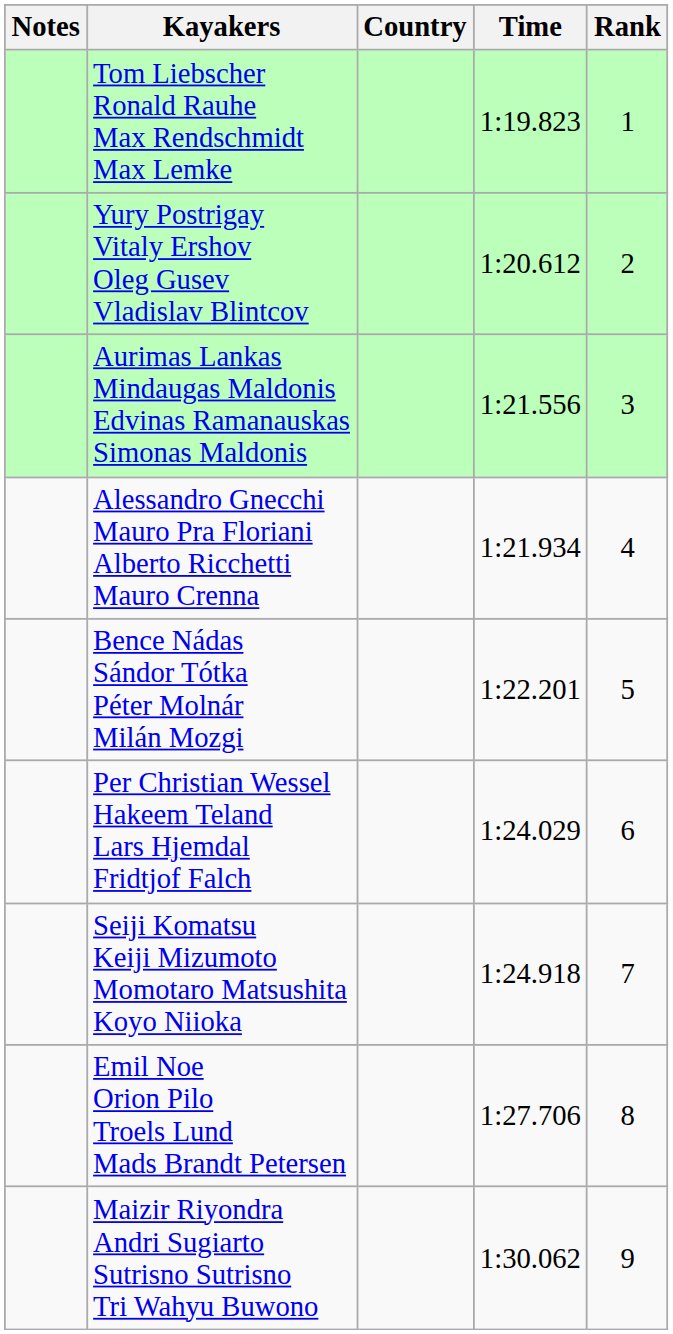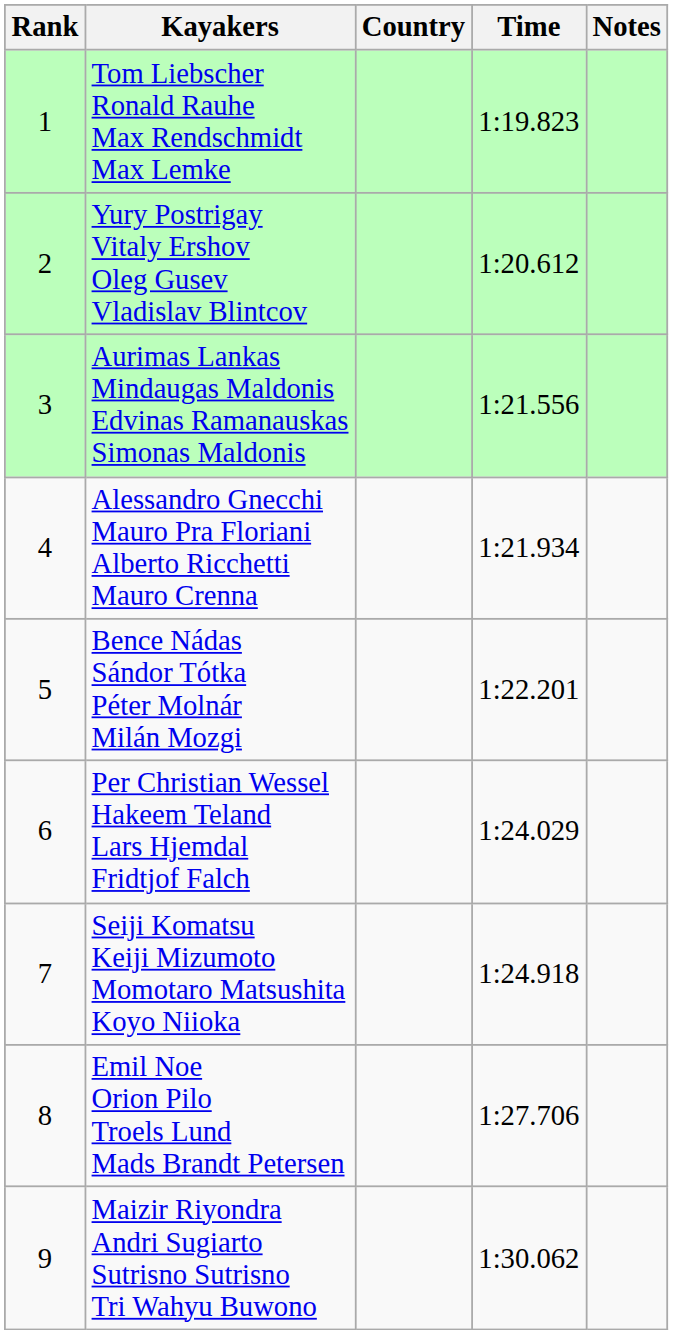columns swapped: (628, 27) <-> (46, 27)
